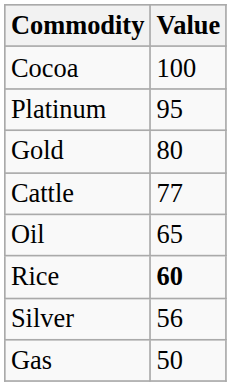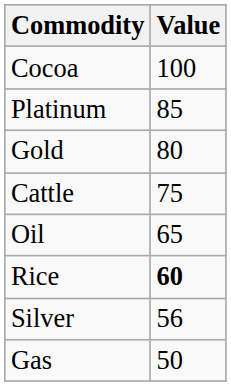(170, 109) 95 -> (170, 109) 85
(170, 192) 77 -> (170, 192) 75
